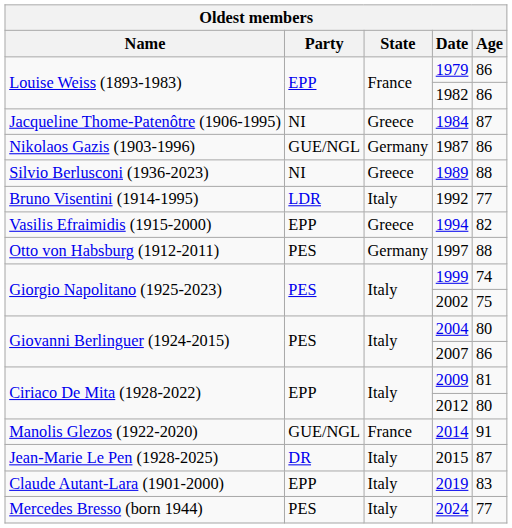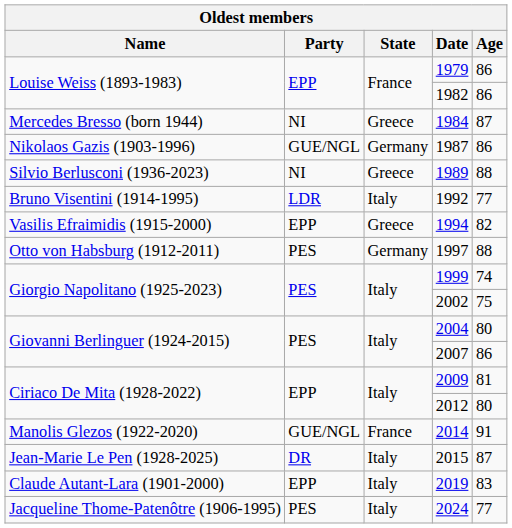(145, 121) Jacqueline Thome-Patenôtre (1906-1995) -> (106, 121) Mercedes Bresso (born 1944)
(106, 509) Mercedes Bresso (born 1944) -> (145, 509) Jacqueline Thome-Patenôtre (1906-1995)
